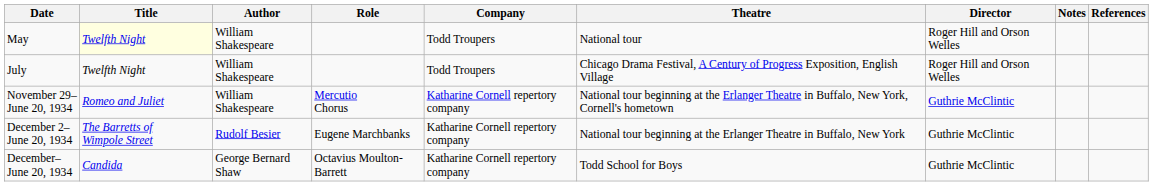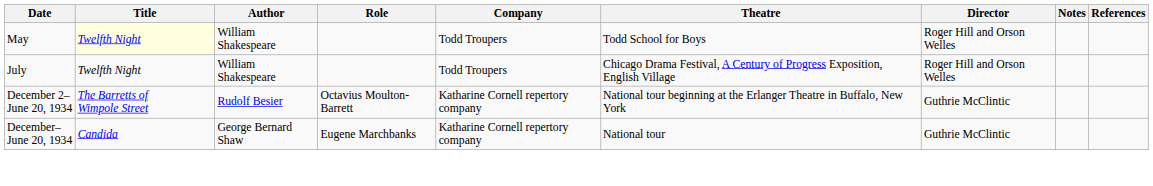(611, 38) National tour -> (654, 38) Todd School for Boys
- row: (42, 102)
(362, 133) Eugene Marchbanks -> (365, 102) Octavius Moulton-Barrett
(359, 165) Octavius Moulton-Barrett -> (368, 133) Eugene Marchbanks
(631, 165) Todd School for Boys -> (634, 133) National tour
